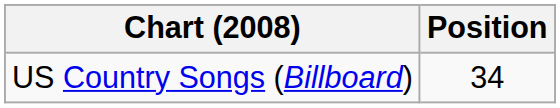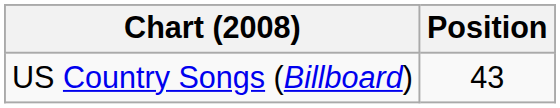(487, 77) 34 -> (487, 77) 43
